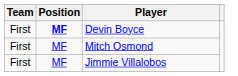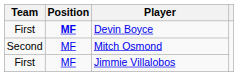(20, 46) First -> (25, 46) Second
